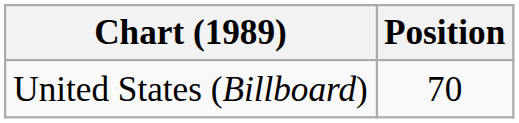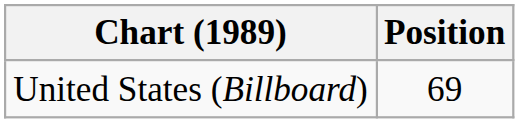(445, 88) 70 -> (445, 88) 69
